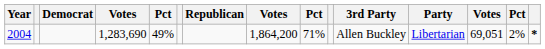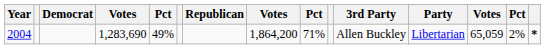(487, 34) 69,051 -> (487, 34) 65,059
